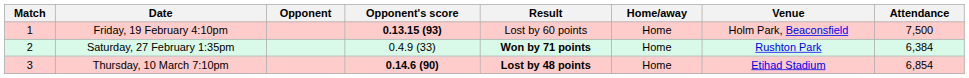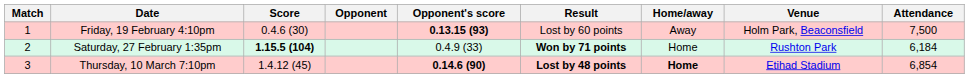+ column: (285, 13)
(657, 31) Home -> (683, 31) Away
(919, 48) 6,384 -> (923, 48) 6,184
(657, 65) normal -> (683, 65) bold
